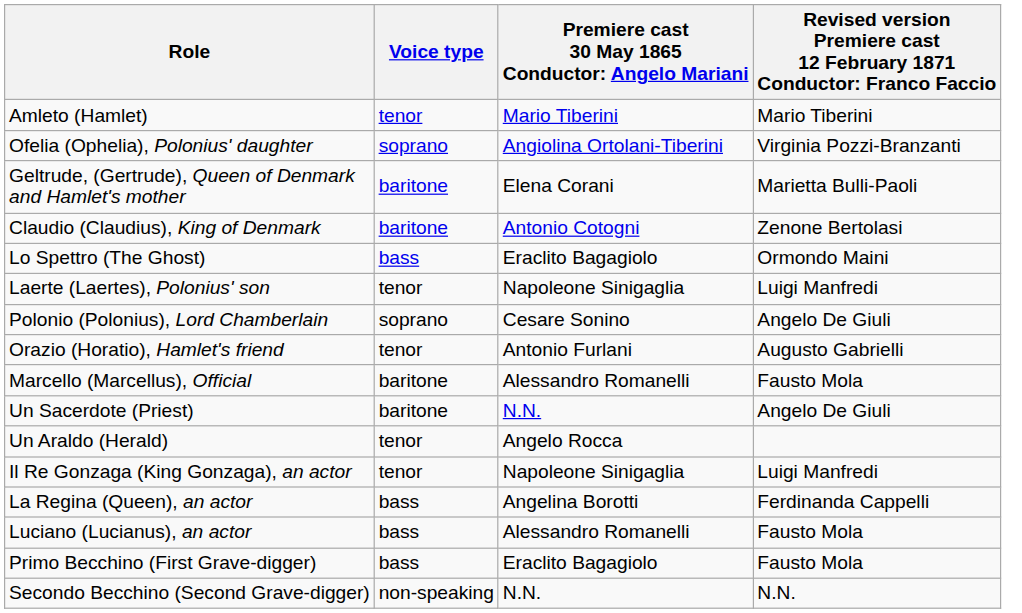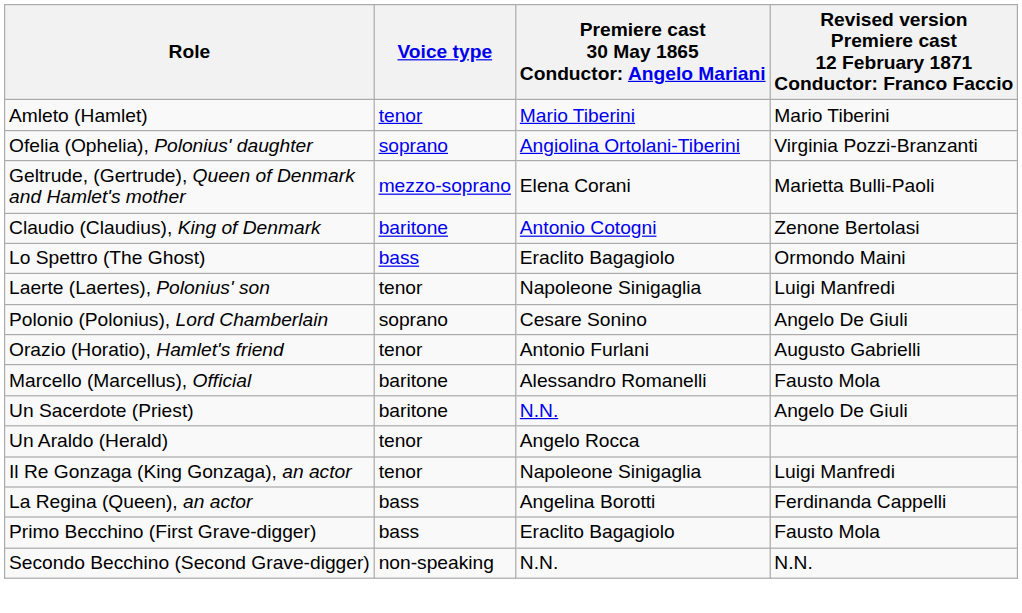(413, 186) baritone -> (445, 186) mezzo-soprano
- row: (130, 532)
